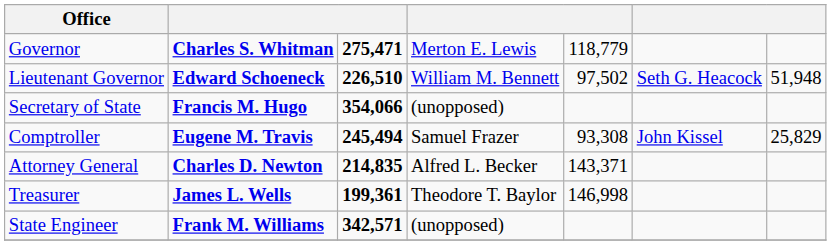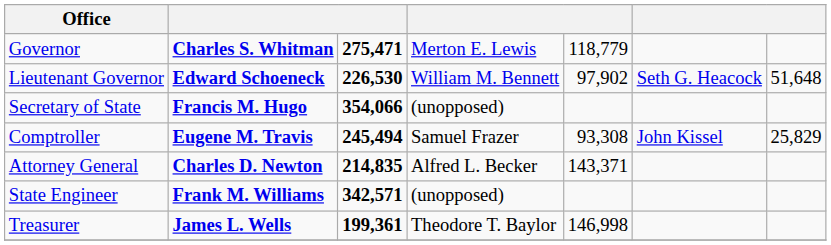(372, 78) 226,510 -> (372, 78) 226,530
(603, 78) 97,502 -> (603, 78) 97,902
(796, 78) 51,948 -> (796, 78) 51,648
rows swapped: (44, 195) <-> (63, 225)
